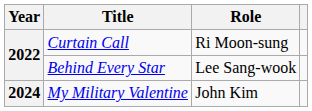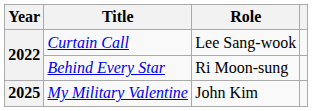(242, 42) Ri Moon-sung -> (246, 42) Lee Sang-wook
(246, 67) Lee Sang-wook -> (242, 67) Ri Moon-sung
(24, 93) 2024 -> (24, 93) 2025
